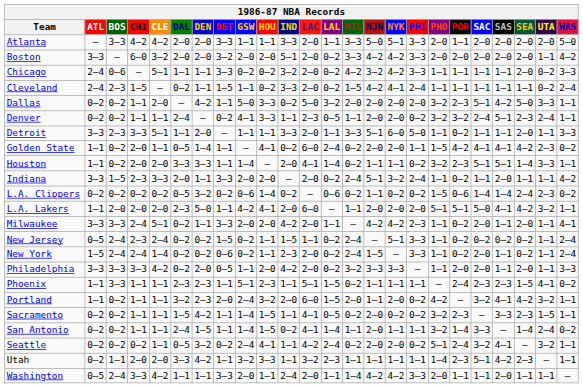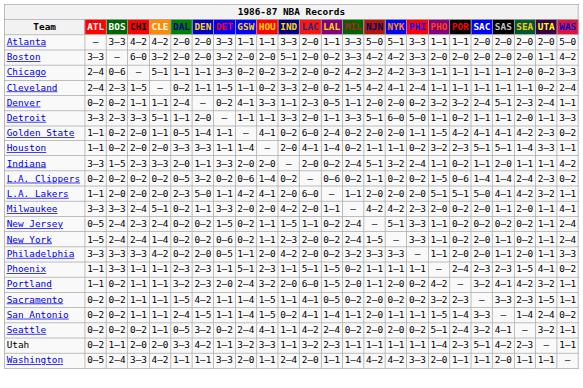(439, 43) 2–0 -> (439, 43) 1–1
- row: (24, 103)
(439, 224) 1–1 -> (439, 209) 2–0
(439, 331) 3–2 -> (439, 315) 1–5
